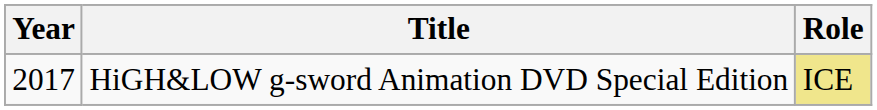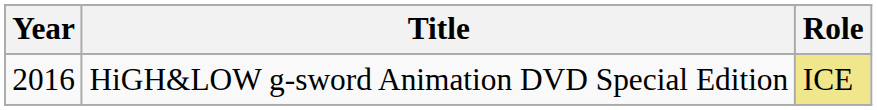(44, 79) 2017 -> (44, 79) 2016
